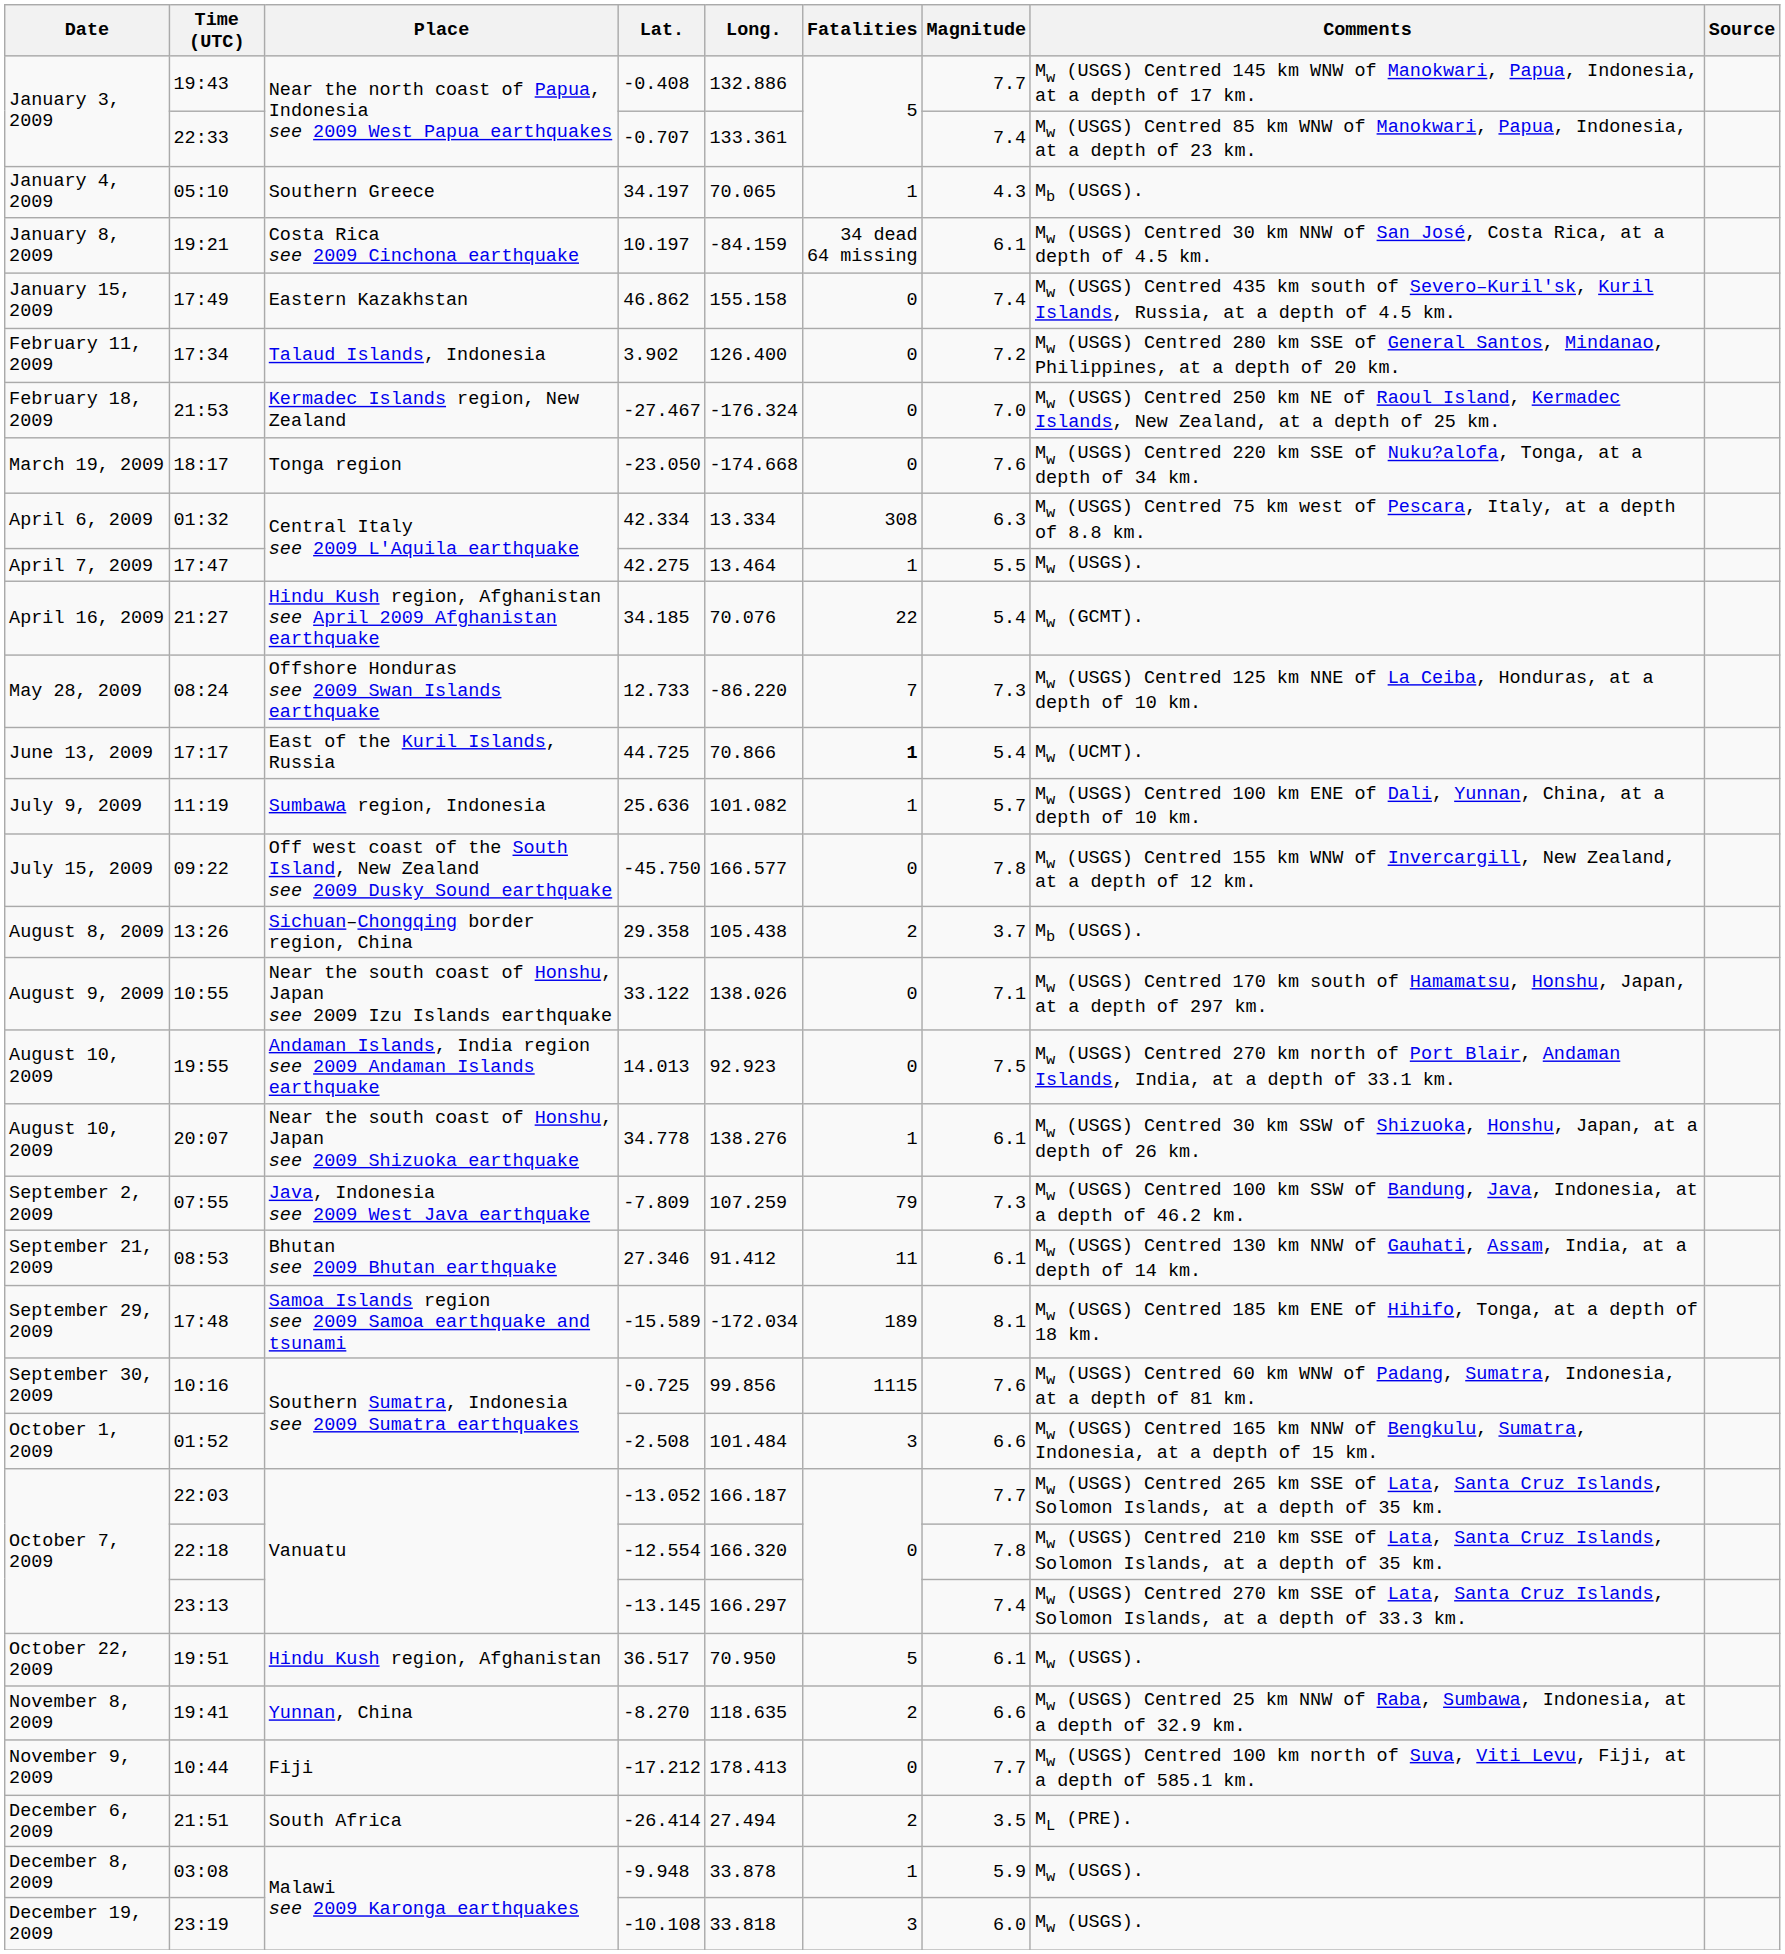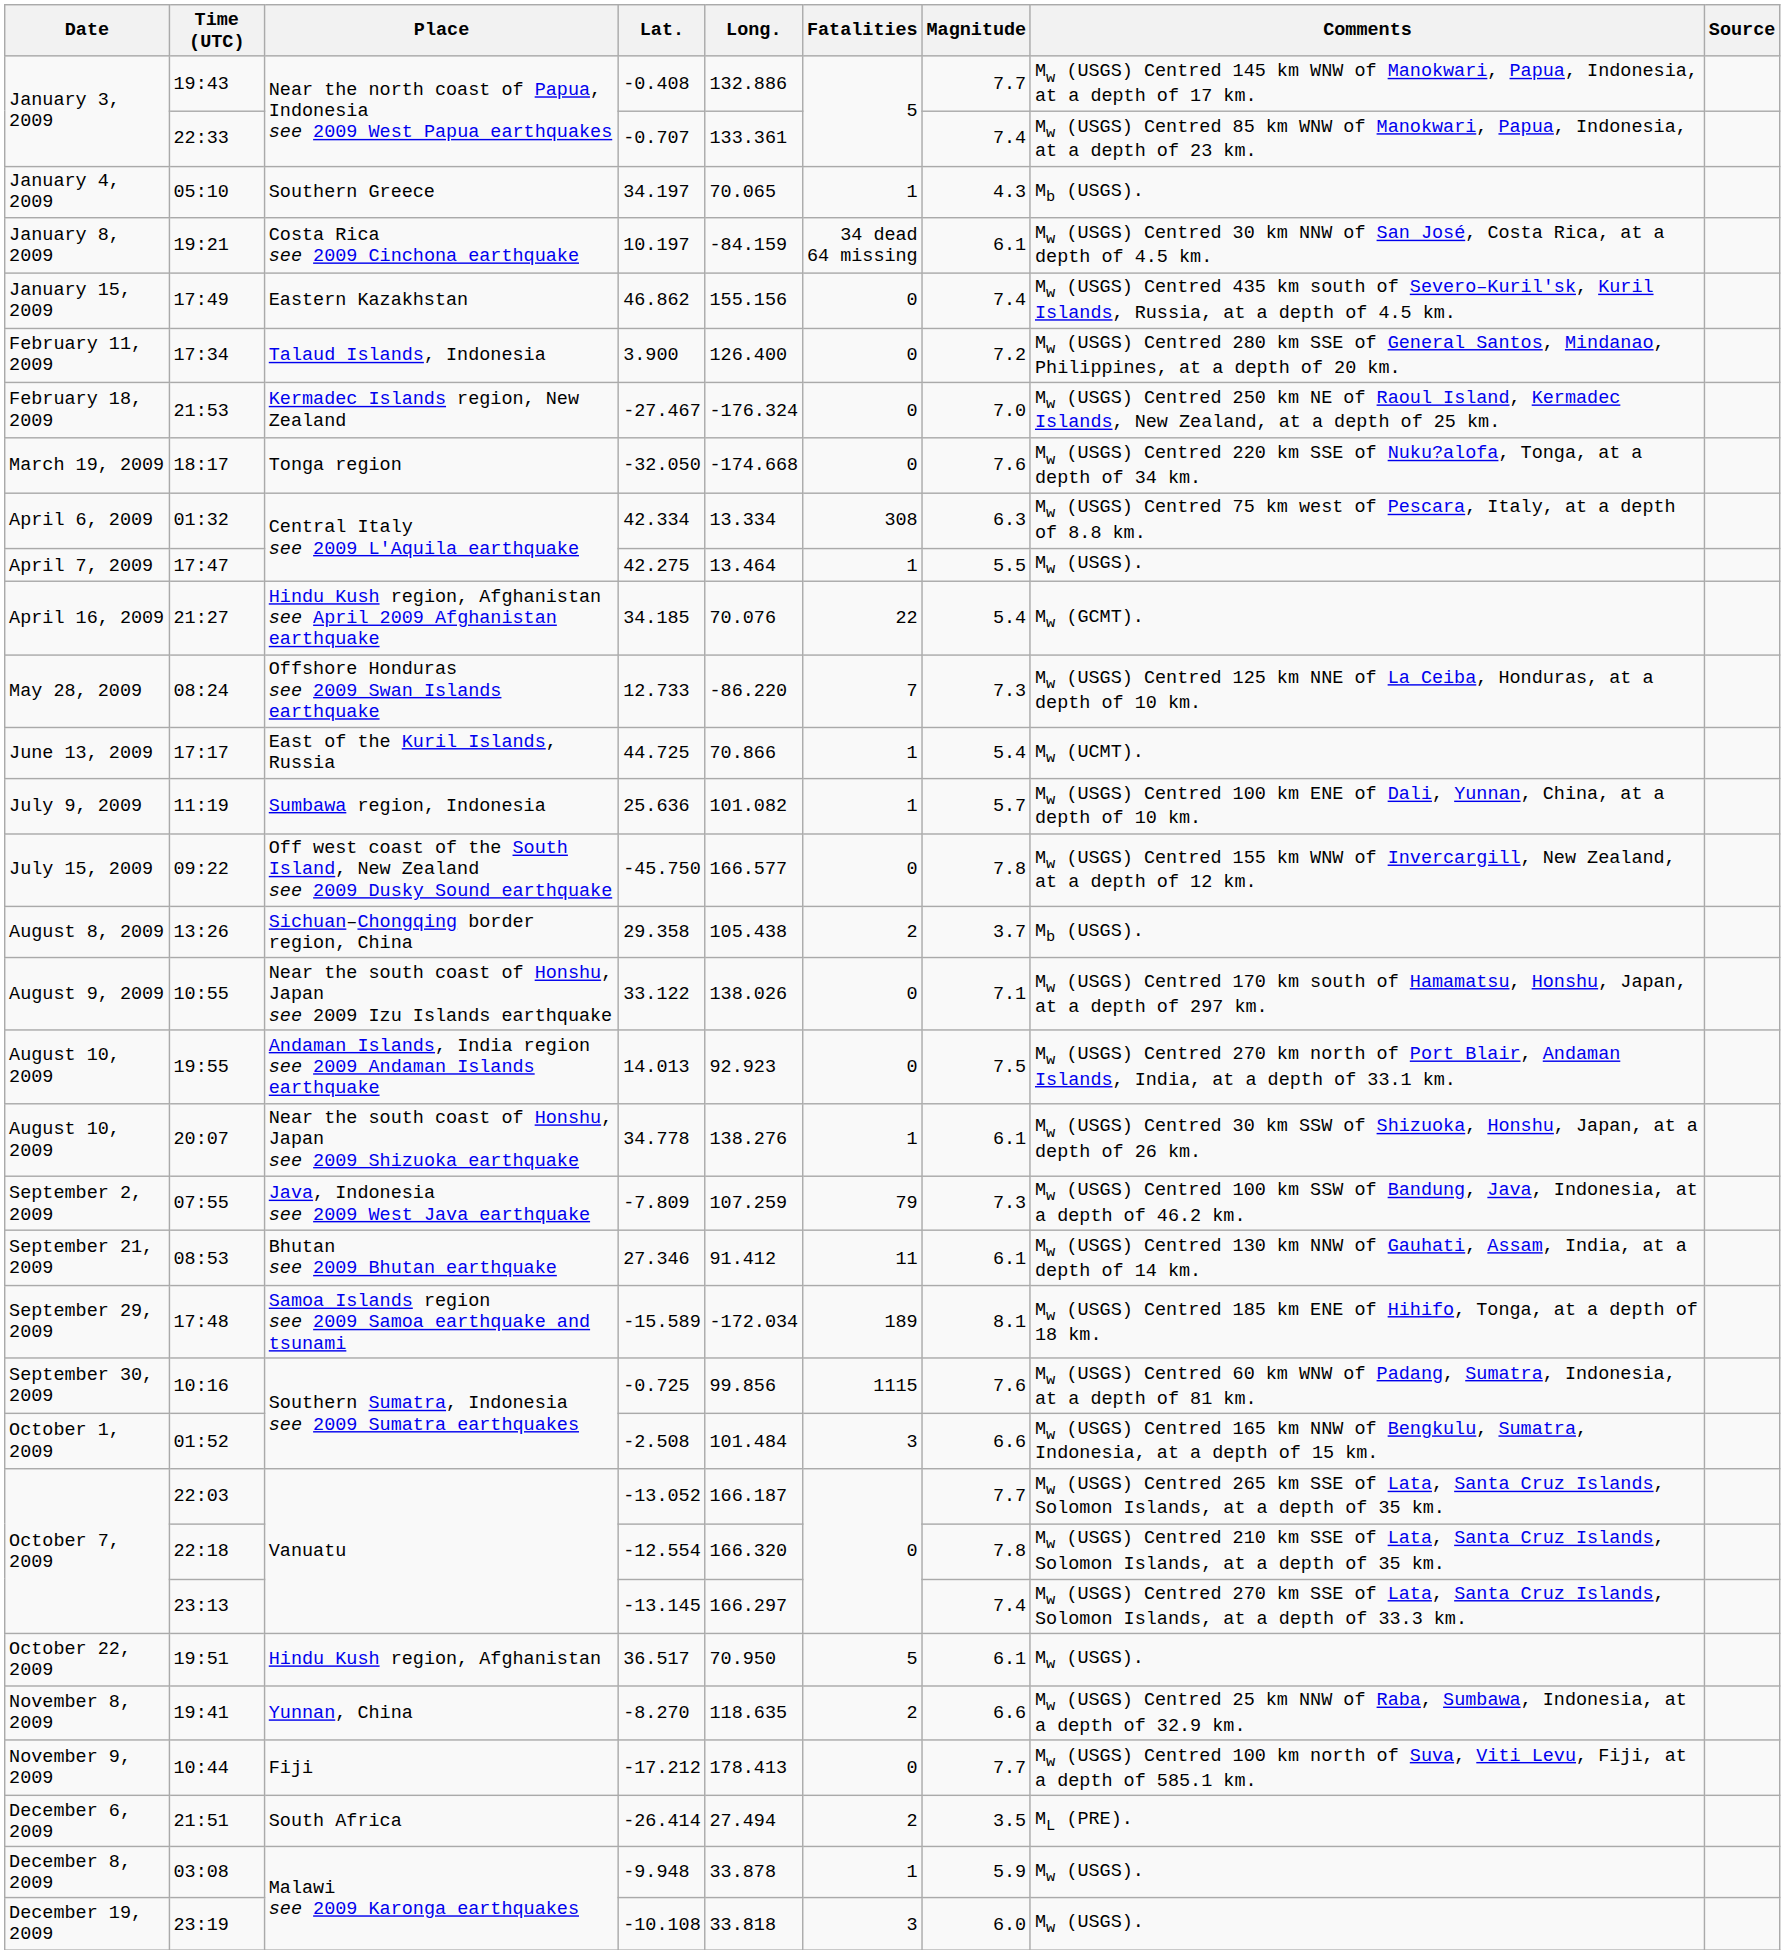(748, 300) 155.158 -> (748, 300) 155.156
(651, 355) 3.902 -> (651, 355) 3.900
(662, 465) -23.050 -> (662, 465) -32.050
(912, 753) bold -> (912, 753) normal
